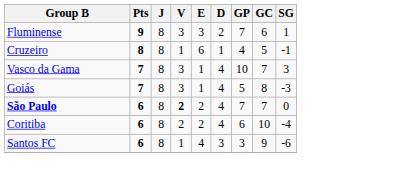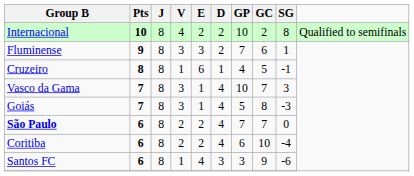+ row: (38, 32)
(181, 106) bold -> (181, 124) normal
